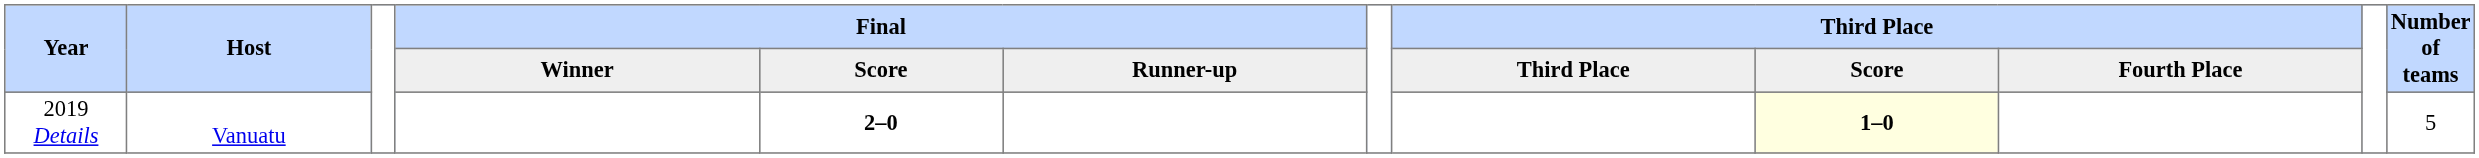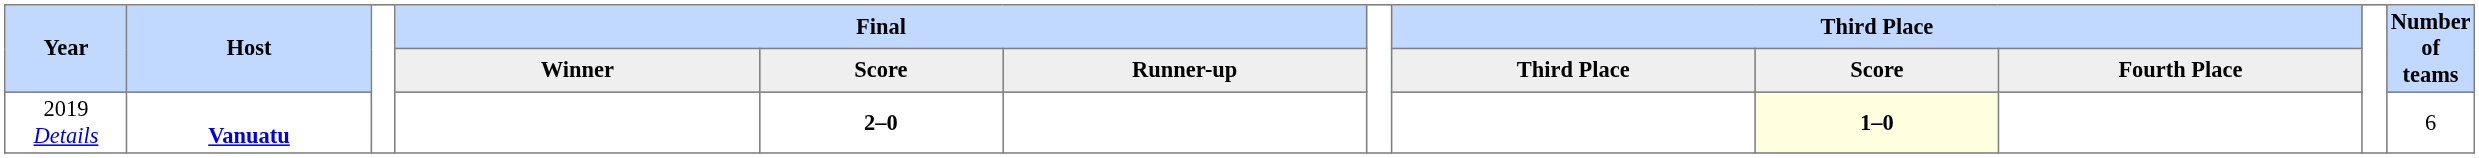(249, 135) normal -> (249, 135) bold
(2431, 122) 5 -> (2431, 122) 6
